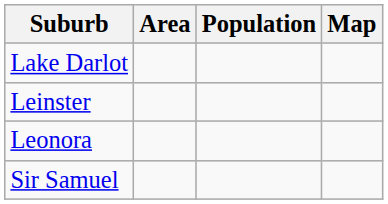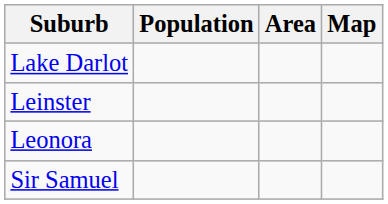columns swapped: (259, 23) <-> (165, 23)
